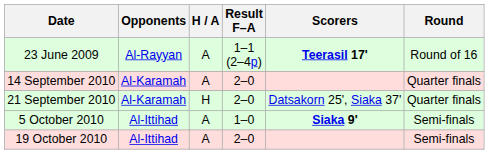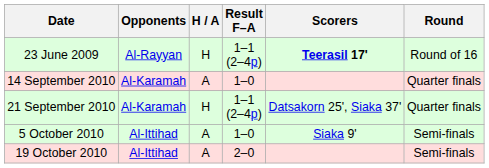(206, 54) A -> (206, 54) H
(244, 81) 2–0 -> (244, 81) 1–0
(244, 100) 2–0 -> (244, 107) 1–1 (2–4p)
(335, 120) bold -> (335, 134) normal
